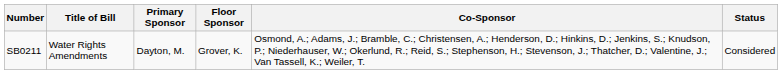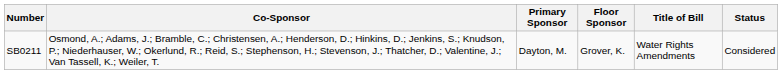columns swapped: (90, 17) <-> (487, 17)
